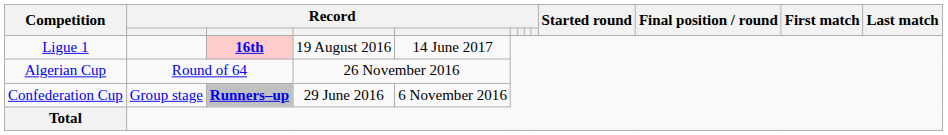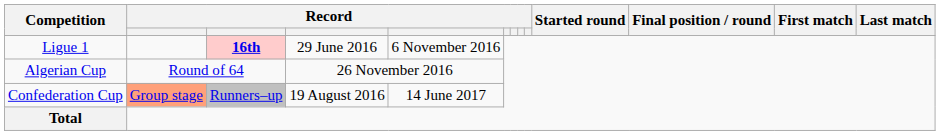(344, 47) 19 August 2016 -> (337, 47) 29 June 2016
(453, 47) 14 June 2017 -> (446, 47) 6 November 2016
(166, 94) no background -> (166, 94) lightsalmon background
(249, 94) bold -> (246, 94) normal
(344, 94) 29 June 2016 -> (337, 94) 19 August 2016
(453, 94) 6 November 2016 -> (446, 94) 14 June 2017
